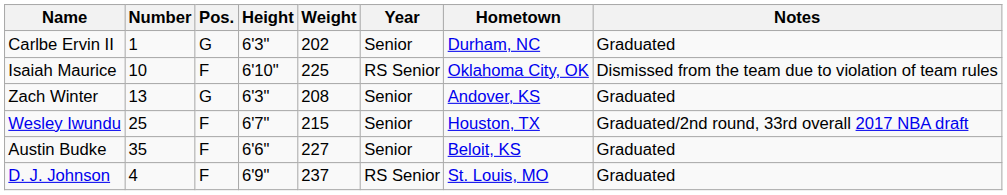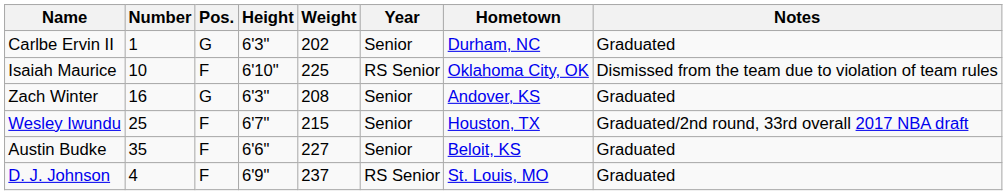(138, 96) 13 -> (138, 96) 16
